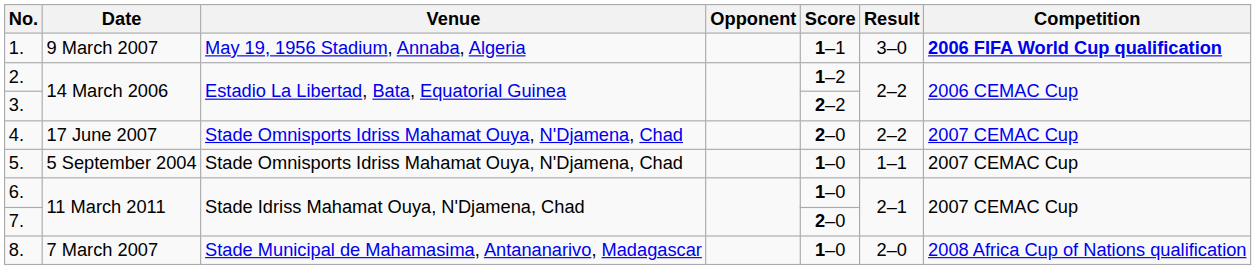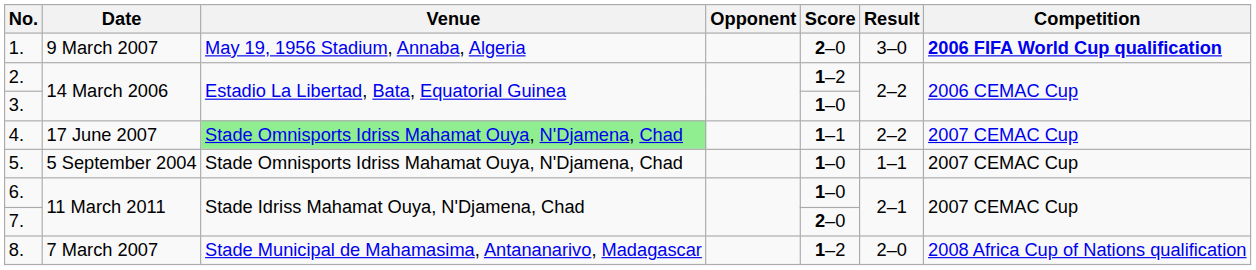(830, 47) 1–1 -> (830, 47) 2–0
(830, 105) 2–2 -> (830, 105) 1–0
(444, 134) no background -> (444, 134) lightgreen background
(830, 134) 2–0 -> (830, 134) 1–1
(830, 250) 1–0 -> (830, 250) 1–2
